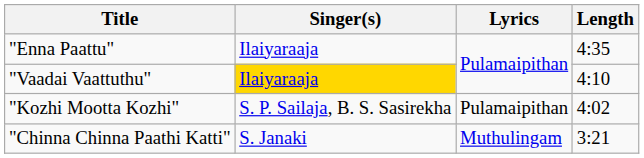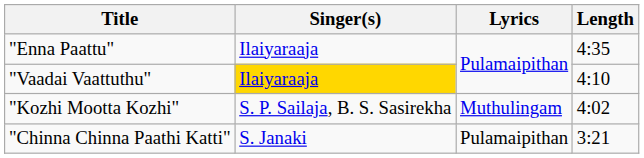(514, 108) Pulamaipithan -> (511, 108) Muthulingam
(511, 138) Muthulingam -> (514, 138) Pulamaipithan
